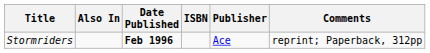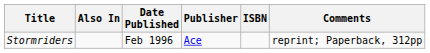columns swapped: (240, 18) <-> (196, 18)
(149, 40) bold -> (149, 40) normal
